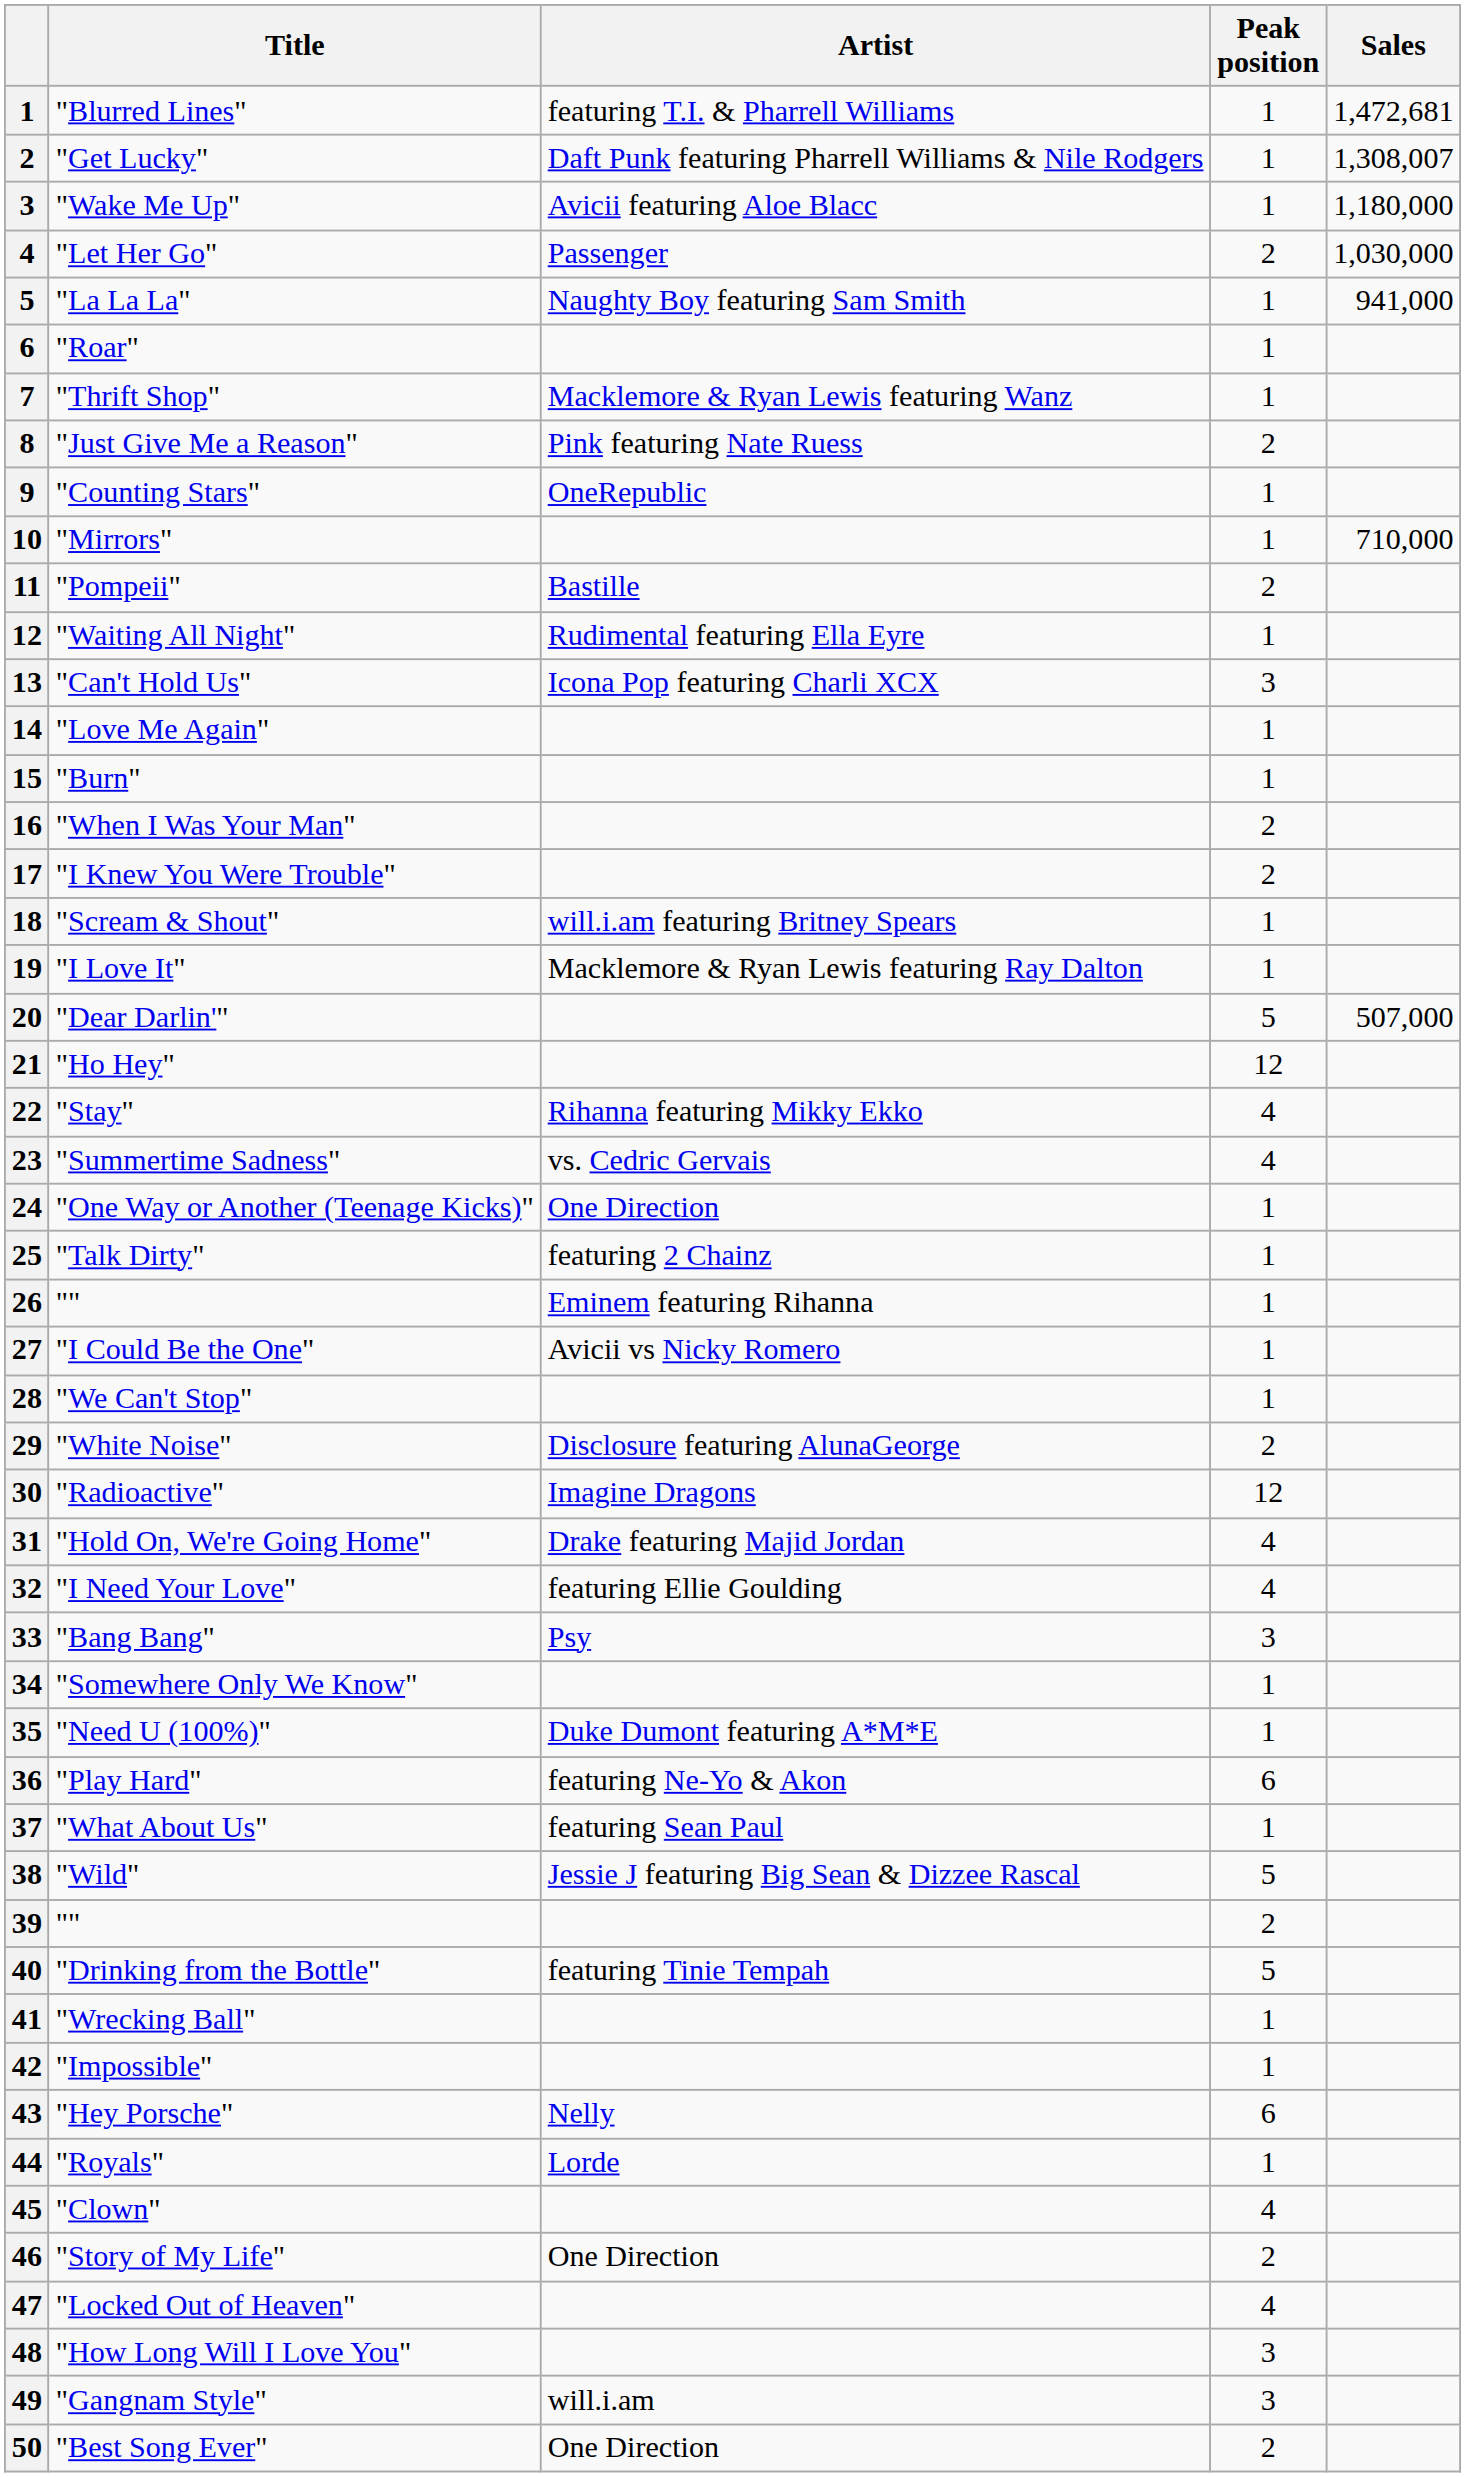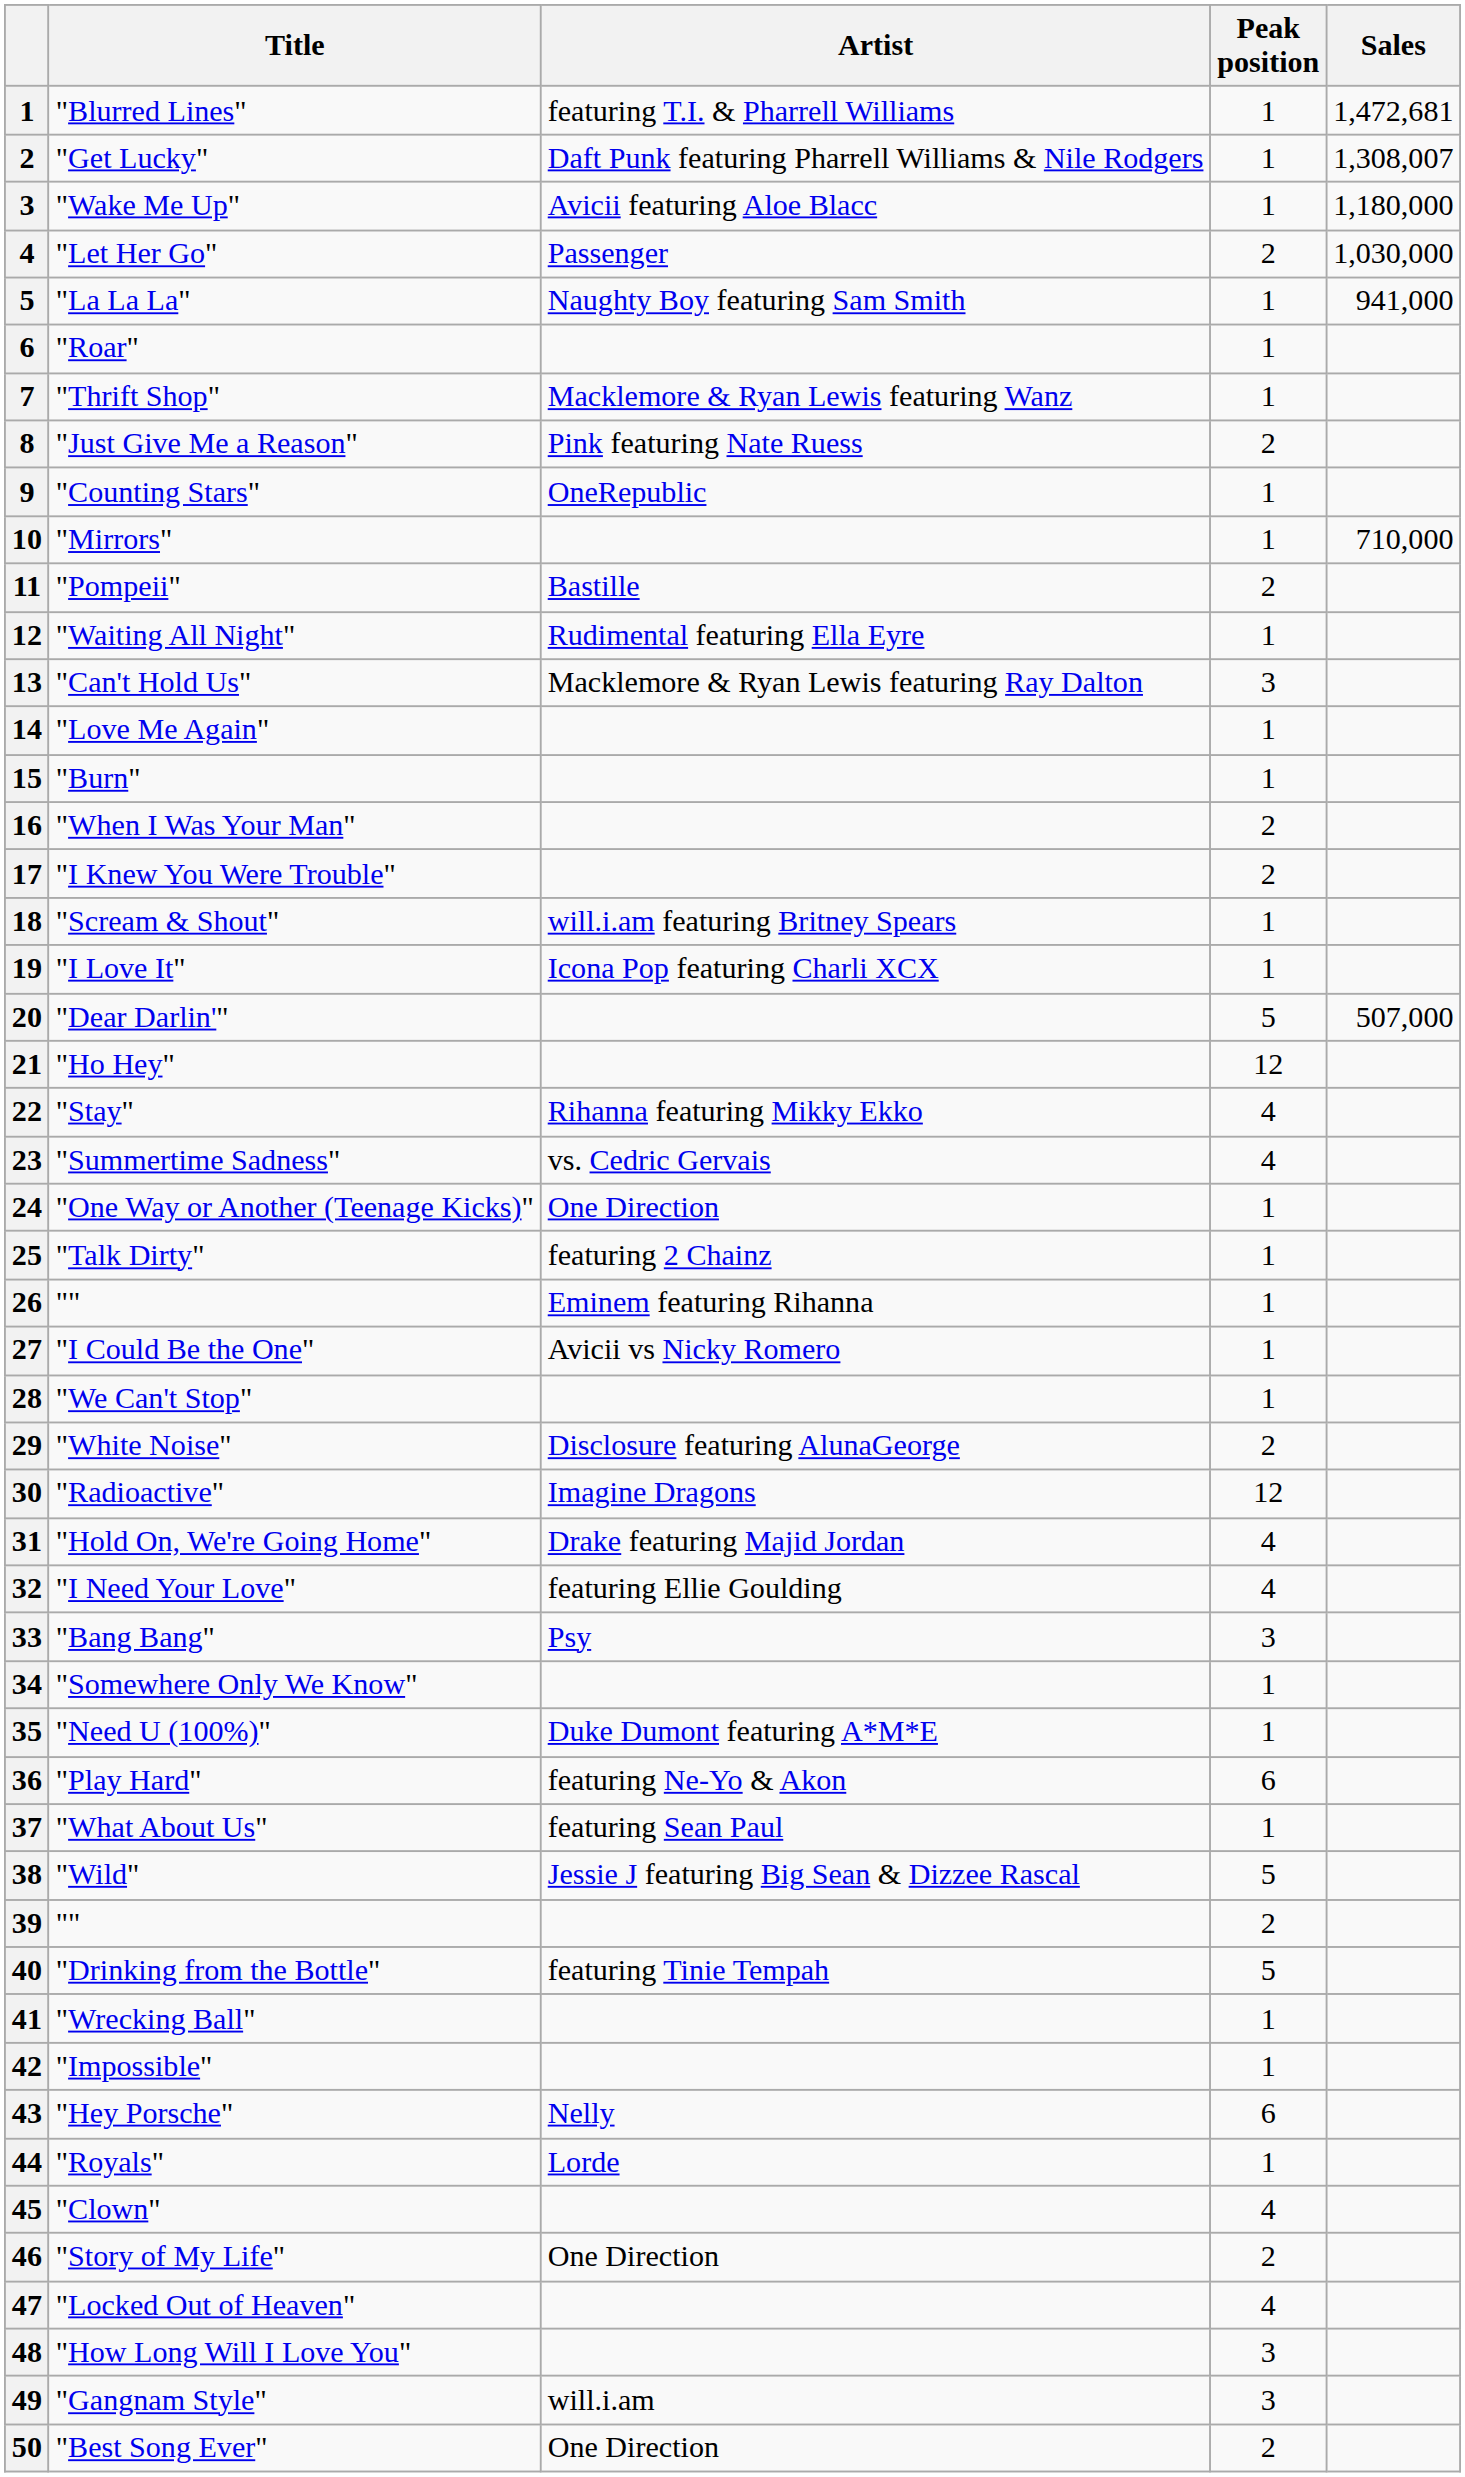(743, 682) Icona Pop featuring Charli XCX -> (845, 682) Macklemore & Ryan Lewis featuring Ray Dalton
(845, 968) Macklemore & Ryan Lewis featuring Ray Dalton -> (743, 968) Icona Pop featuring Charli XCX
